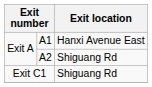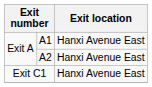(87, 57) Shiguang Rd -> (101, 57) Hanxi Avenue East
(87, 73) Shiguang Rd -> (101, 73) Hanxi Avenue East
